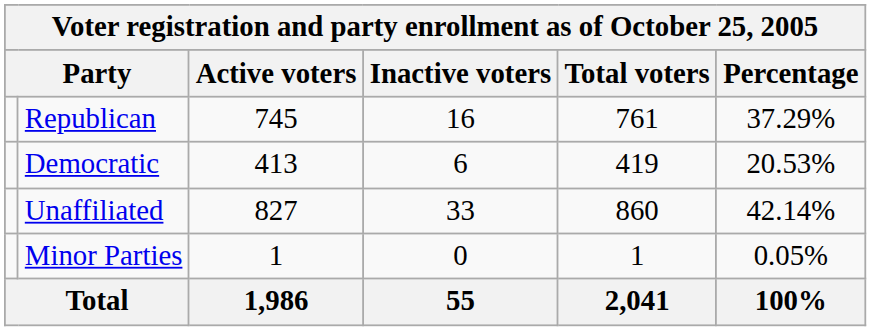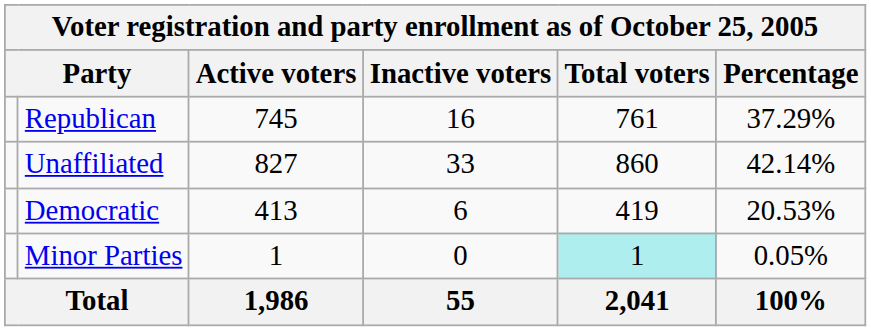rows swapped: (92, 164) <-> (94, 210)
(637, 255) no background -> (637, 255) paleturquoise background
